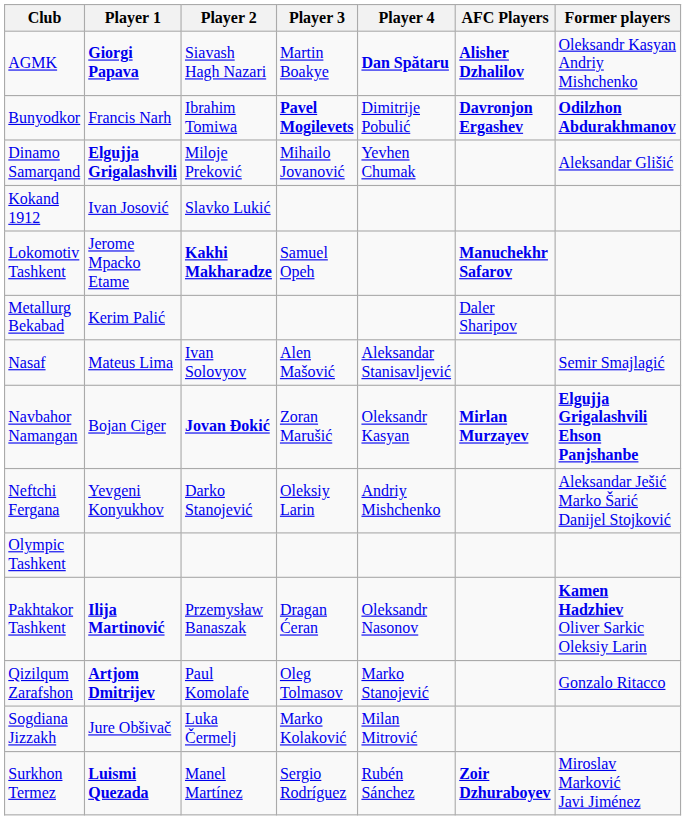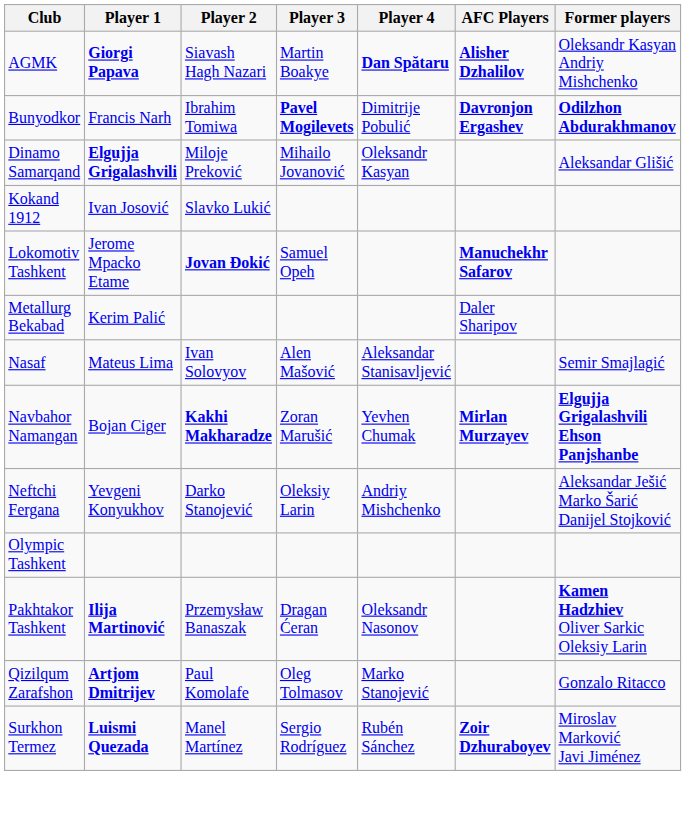(389, 163) Yevhen Chumak -> (394, 163) Oleksandr Kasyan
(228, 263) Kakhi Makharadze -> (227, 263) Jovan Đokić
(227, 427) Jovan Đokić -> (228, 427) Kakhi Makharadze
(394, 427) Oleksandr Kasyan -> (389, 427) Yevhen Chumak
- row: (38, 728)
